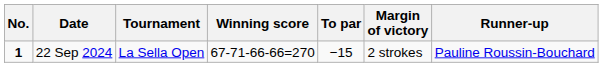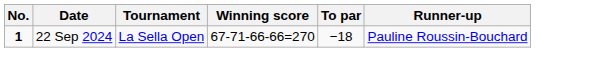- column: (398, 23)
(341, 52) −15 -> (341, 37) −18
